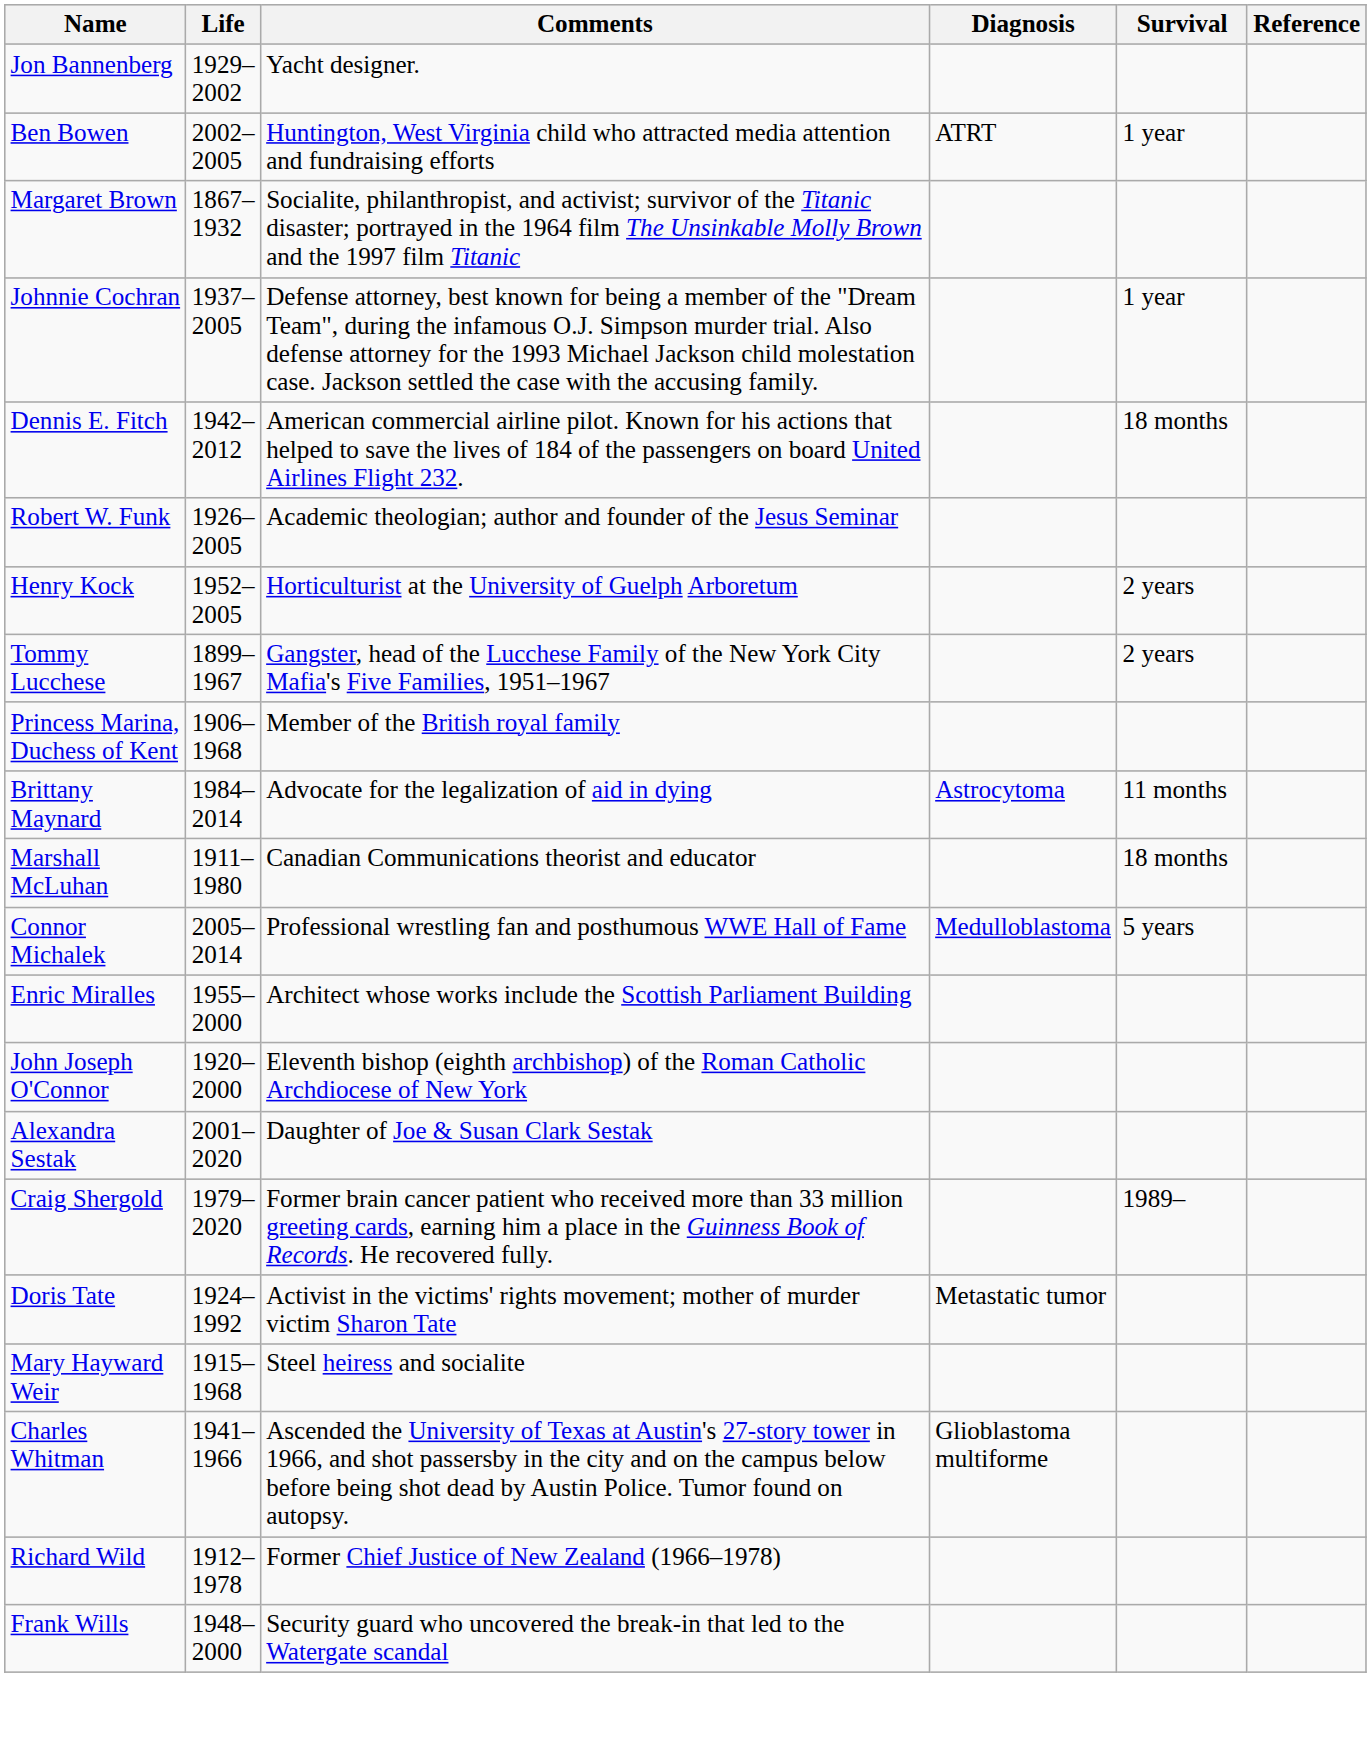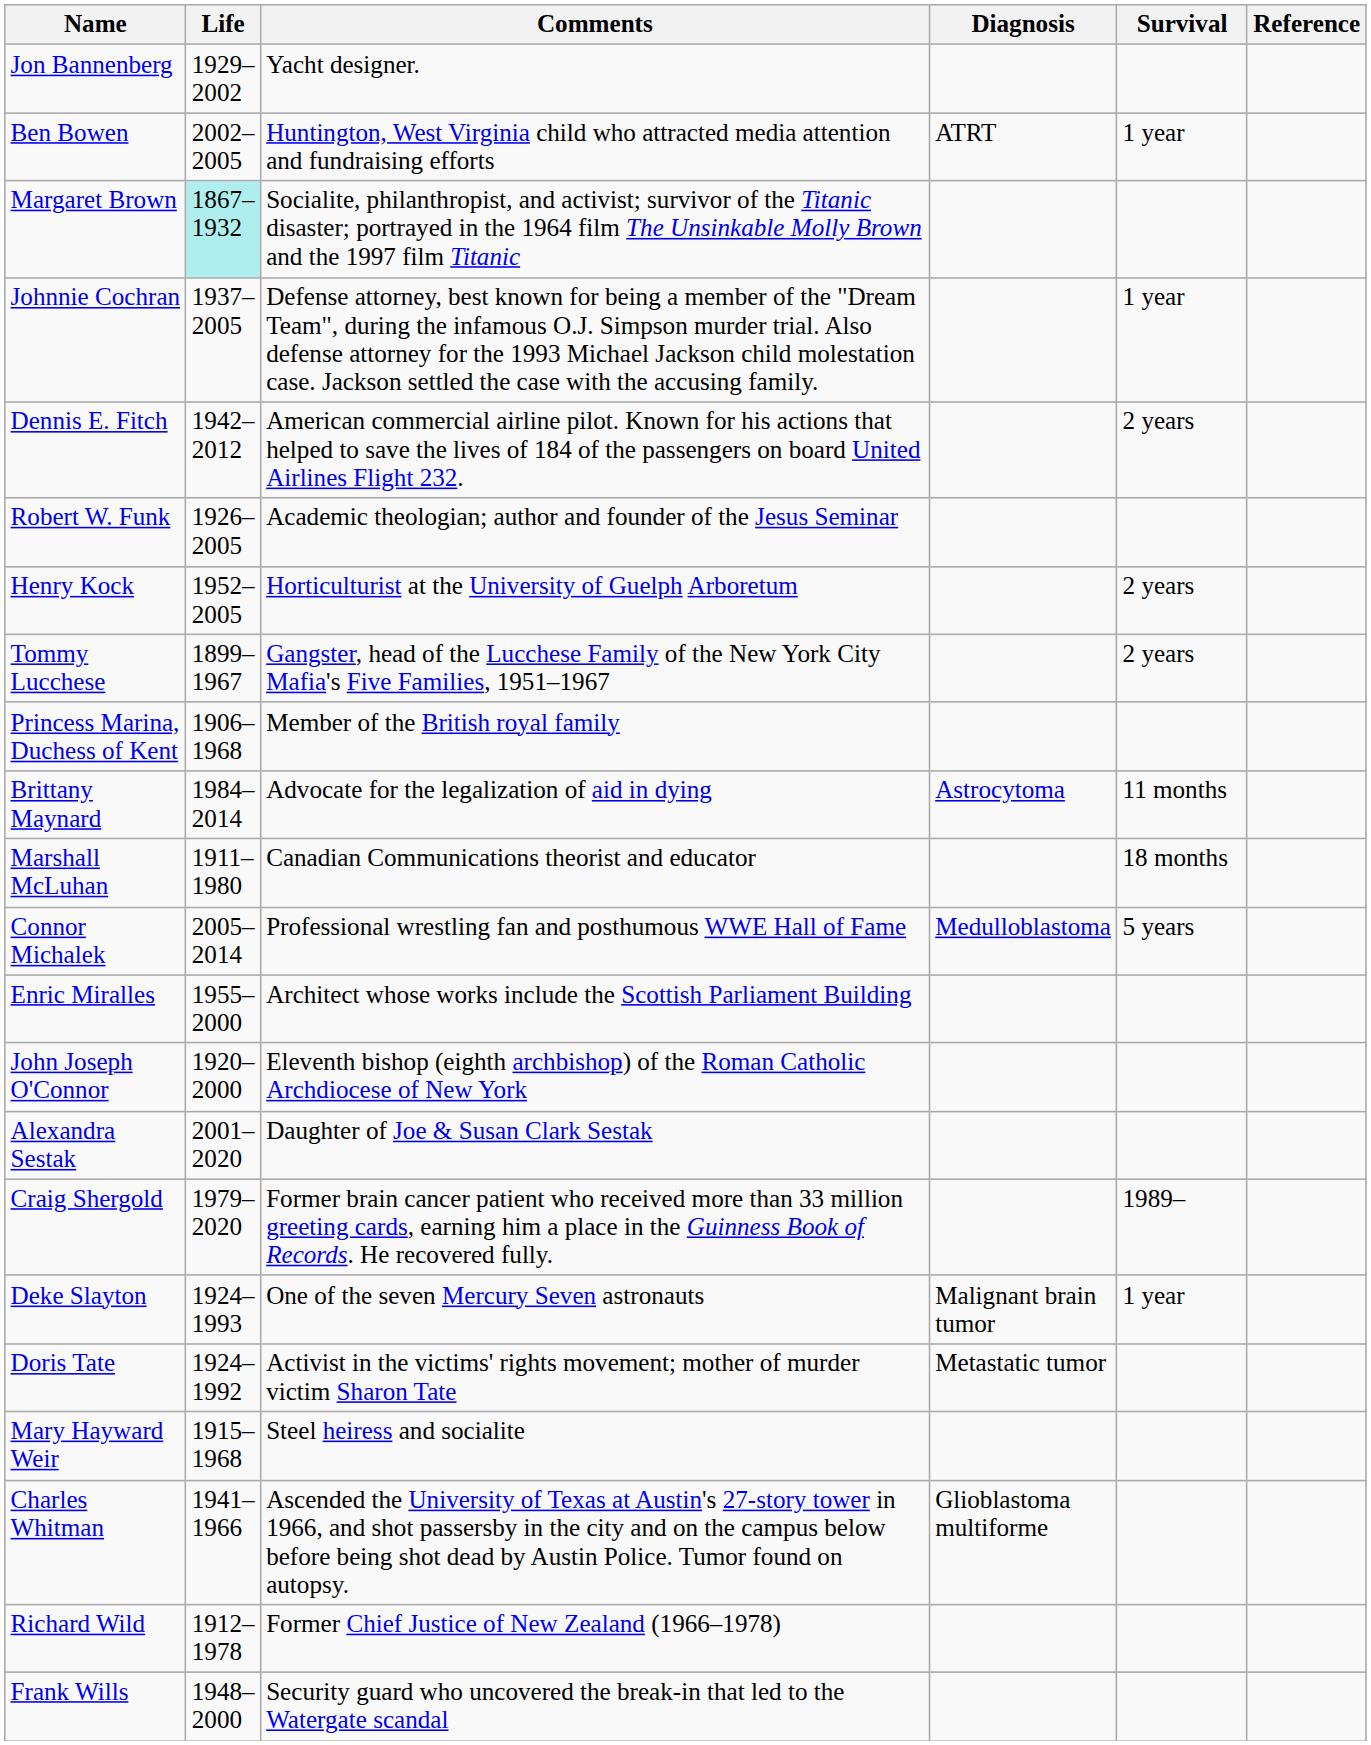(223, 214) no background -> (223, 214) paleturquoise background
(1175, 421) 18 months -> (1158, 421) 2 years
+ row: (79, 1295)
